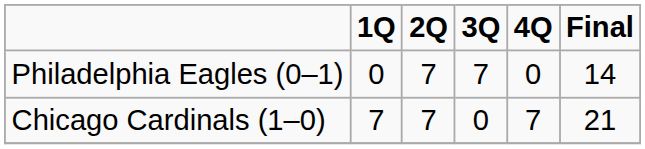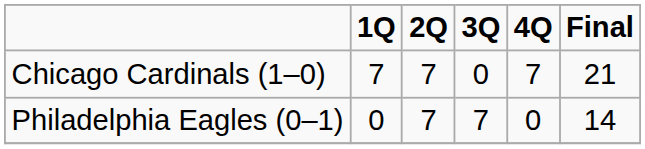rows swapped: (178, 73) <-> (169, 119)
